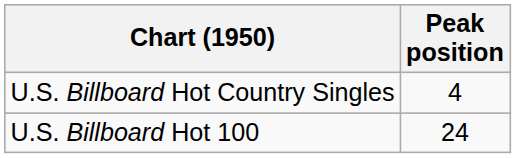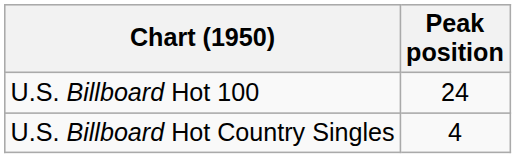rows swapped: (203, 92) <-> (135, 132)
